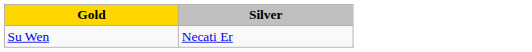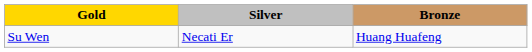+ column: (440, 15)
